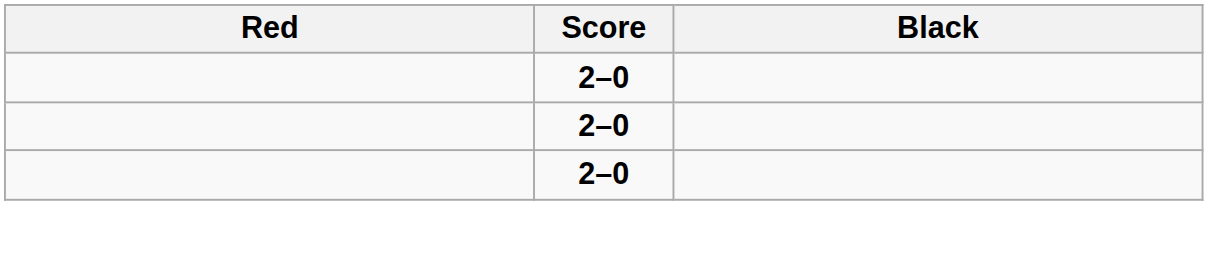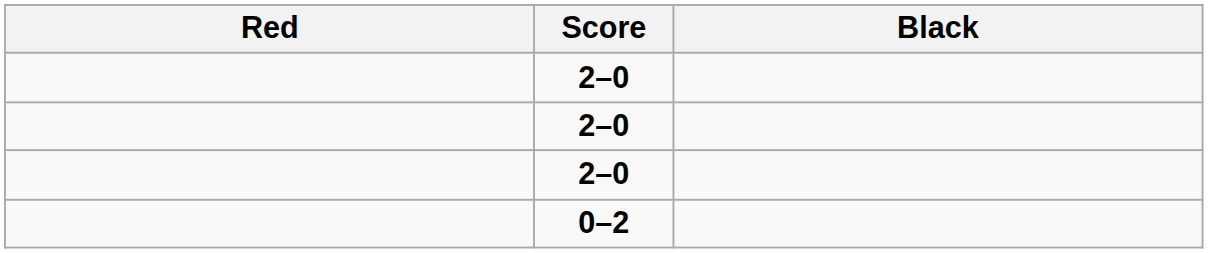+ row: (270, 223)
